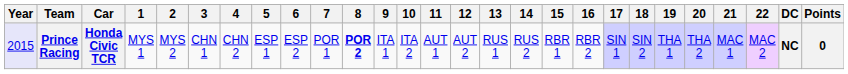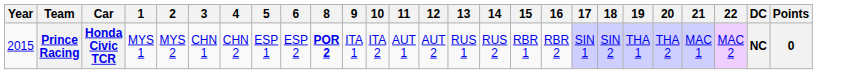- column: (327, 13)
(21, 46) lavender background -> (21, 46) no background
